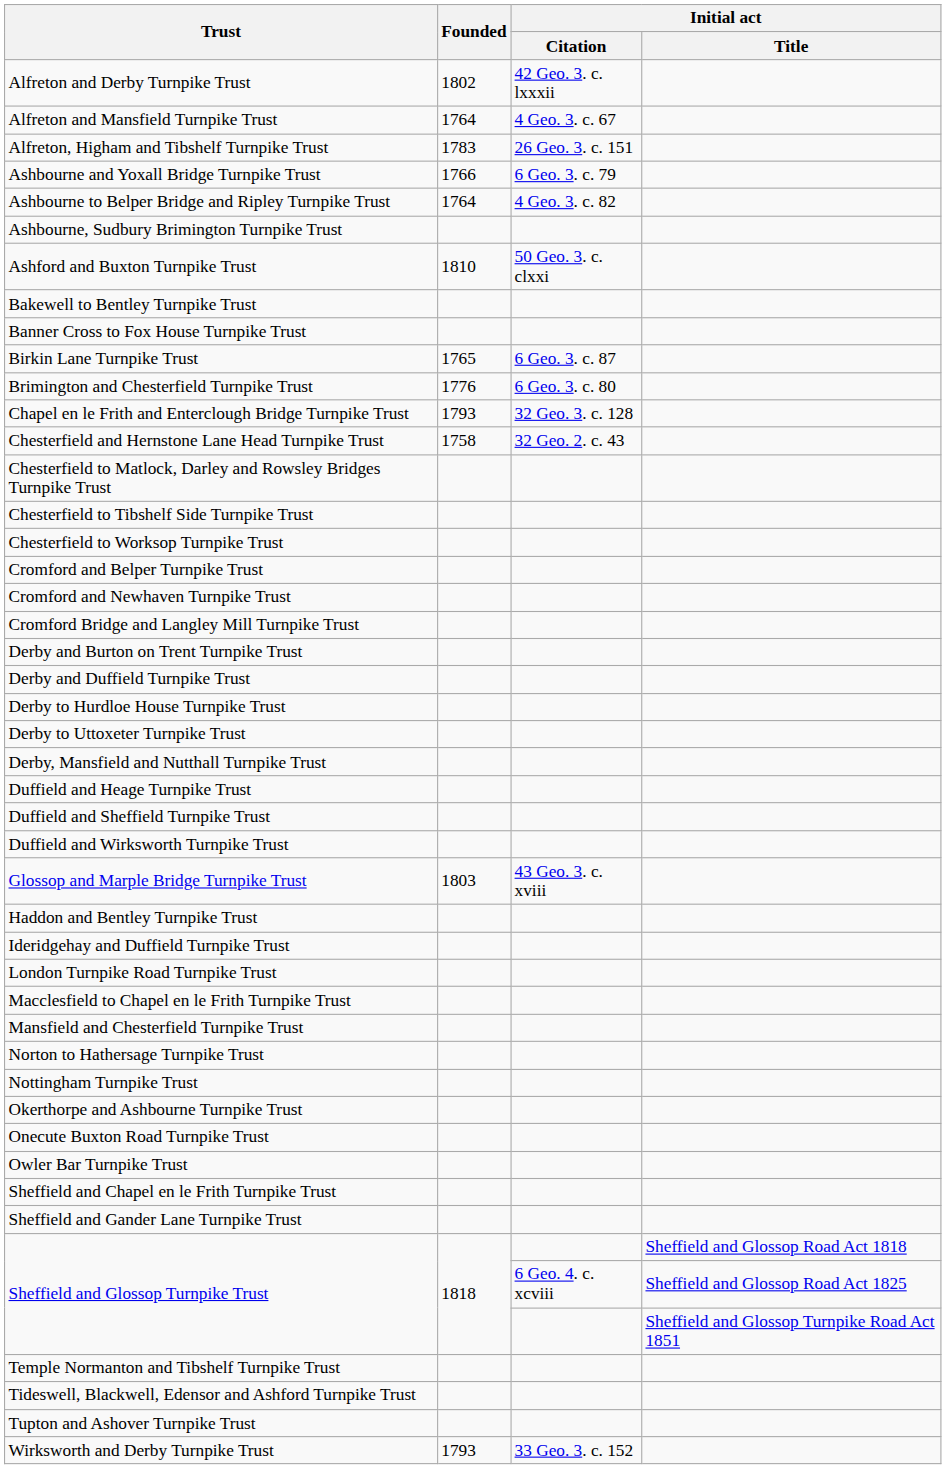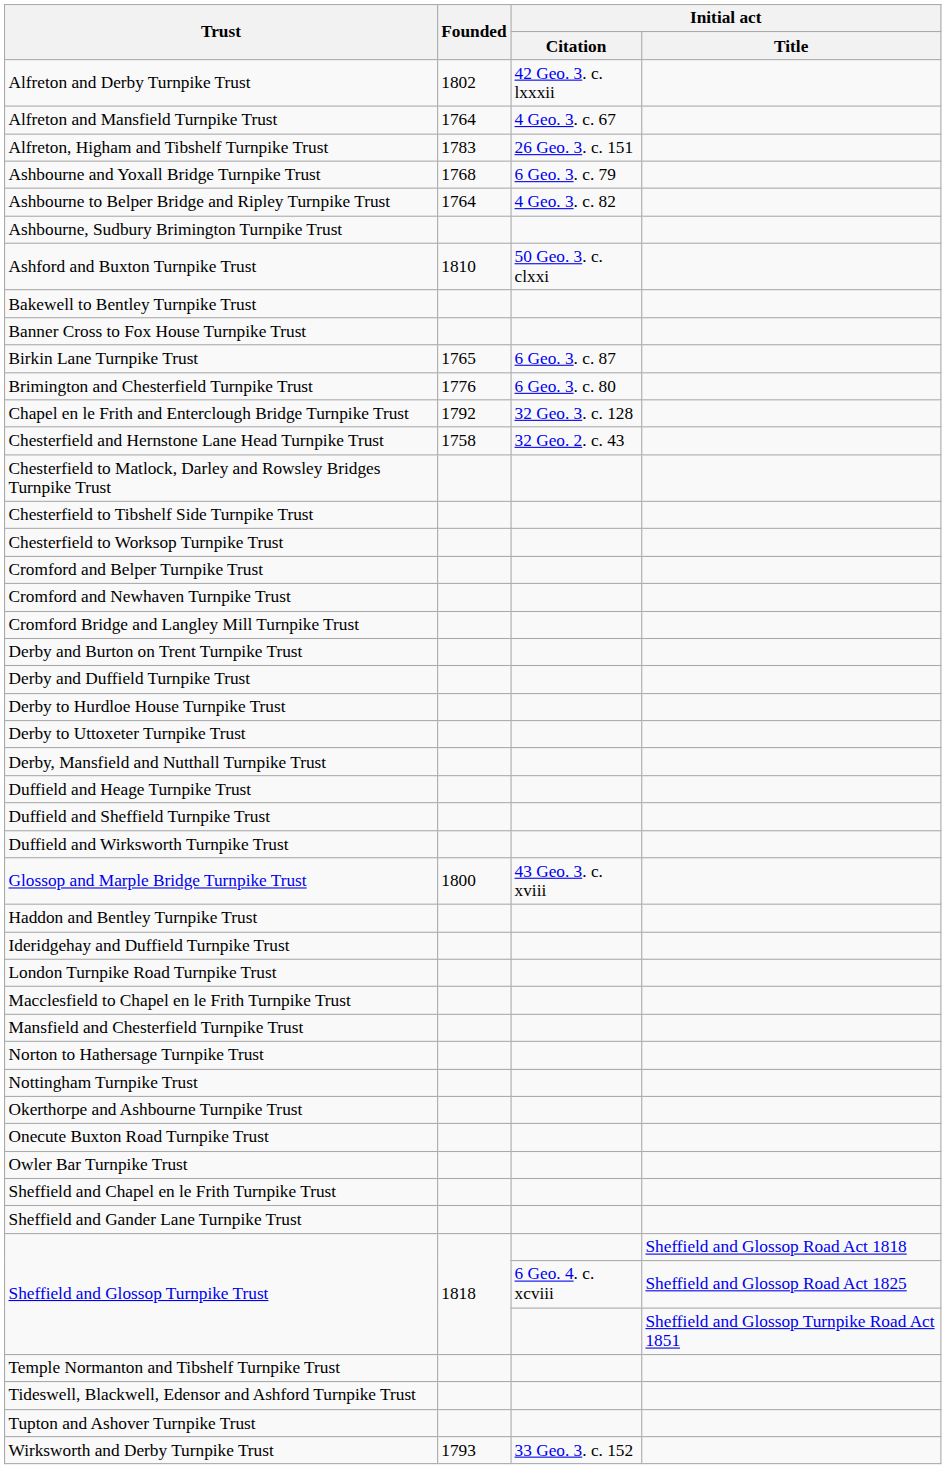(459, 174) 1766 -> (459, 174) 1768
(459, 413) 1793 -> (459, 413) 1792
(459, 880) 1803 -> (459, 880) 1800
